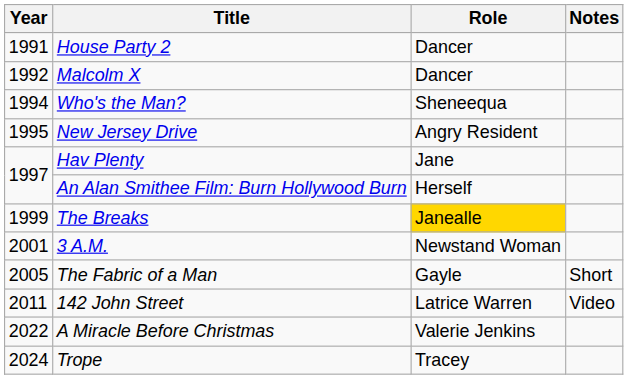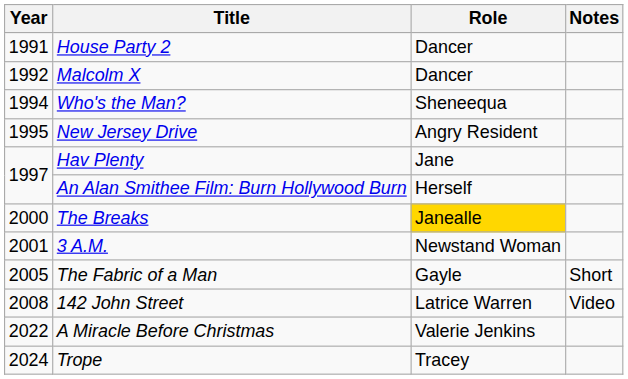(29, 217) 1999 -> (29, 217) 2000
(28, 302) 2011 -> (29, 302) 2008
